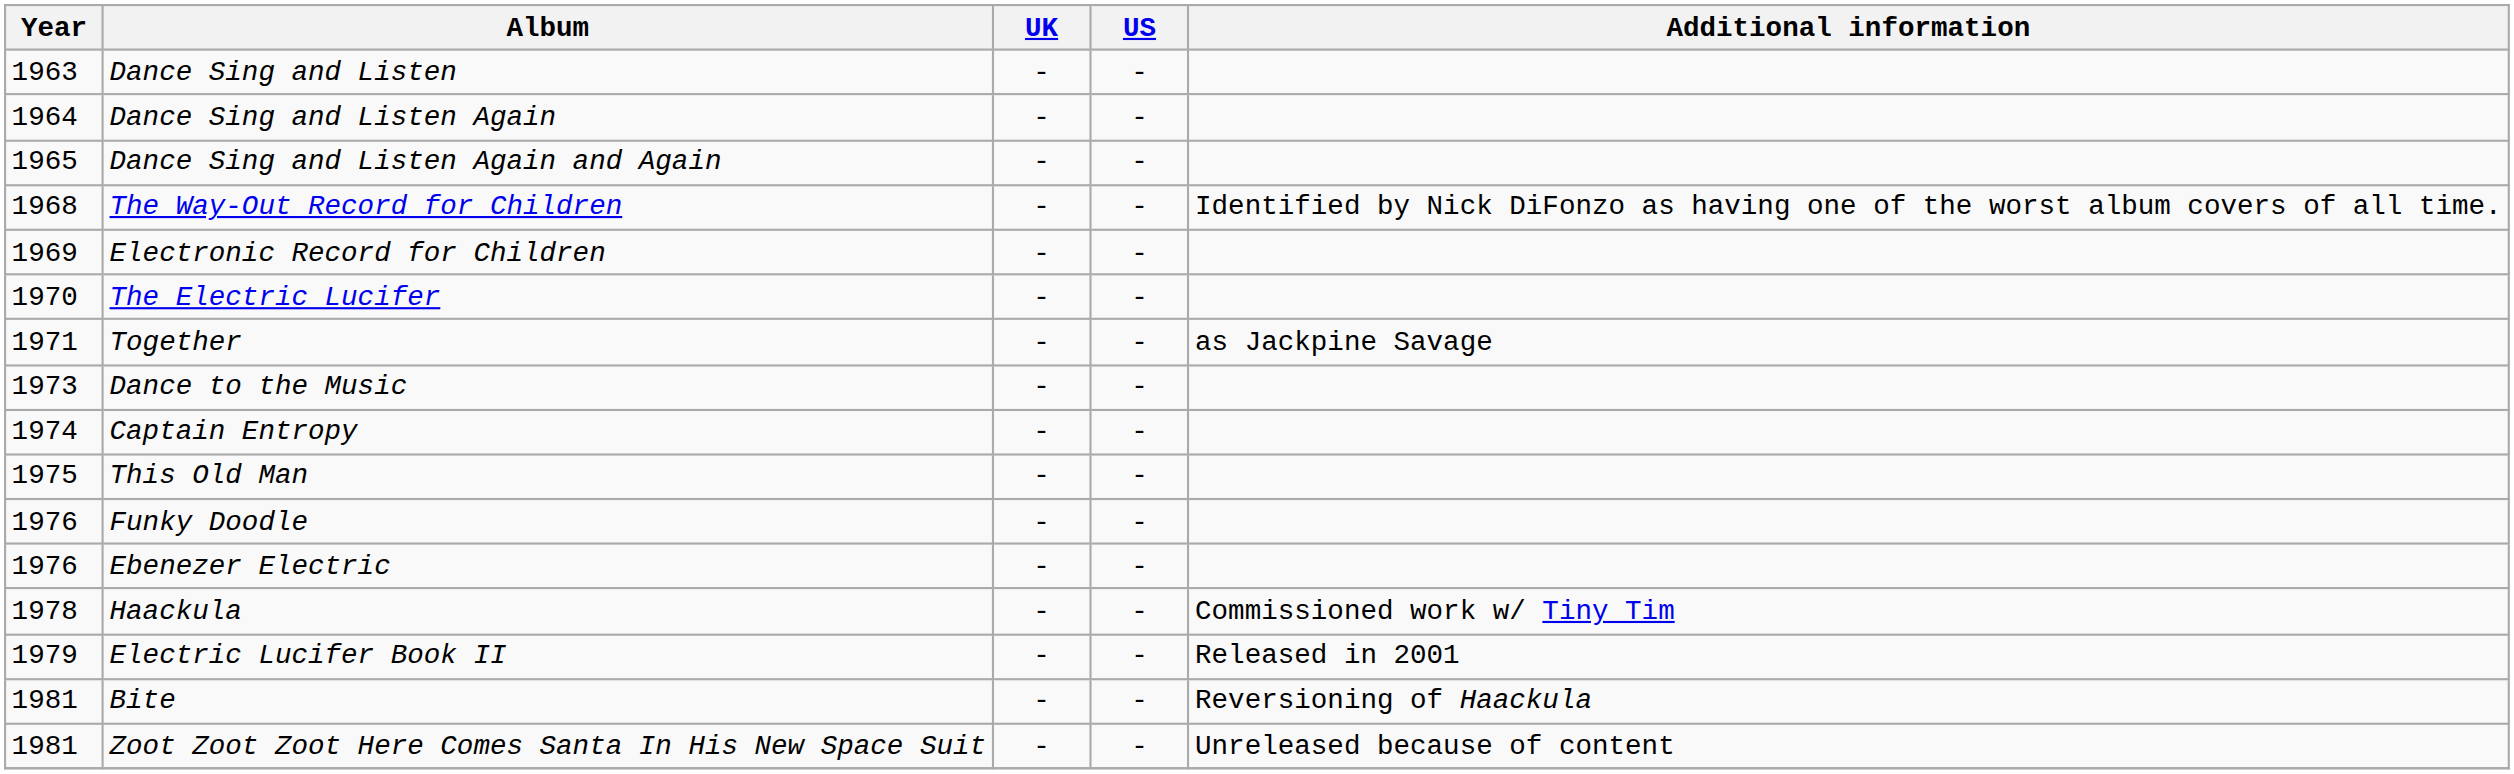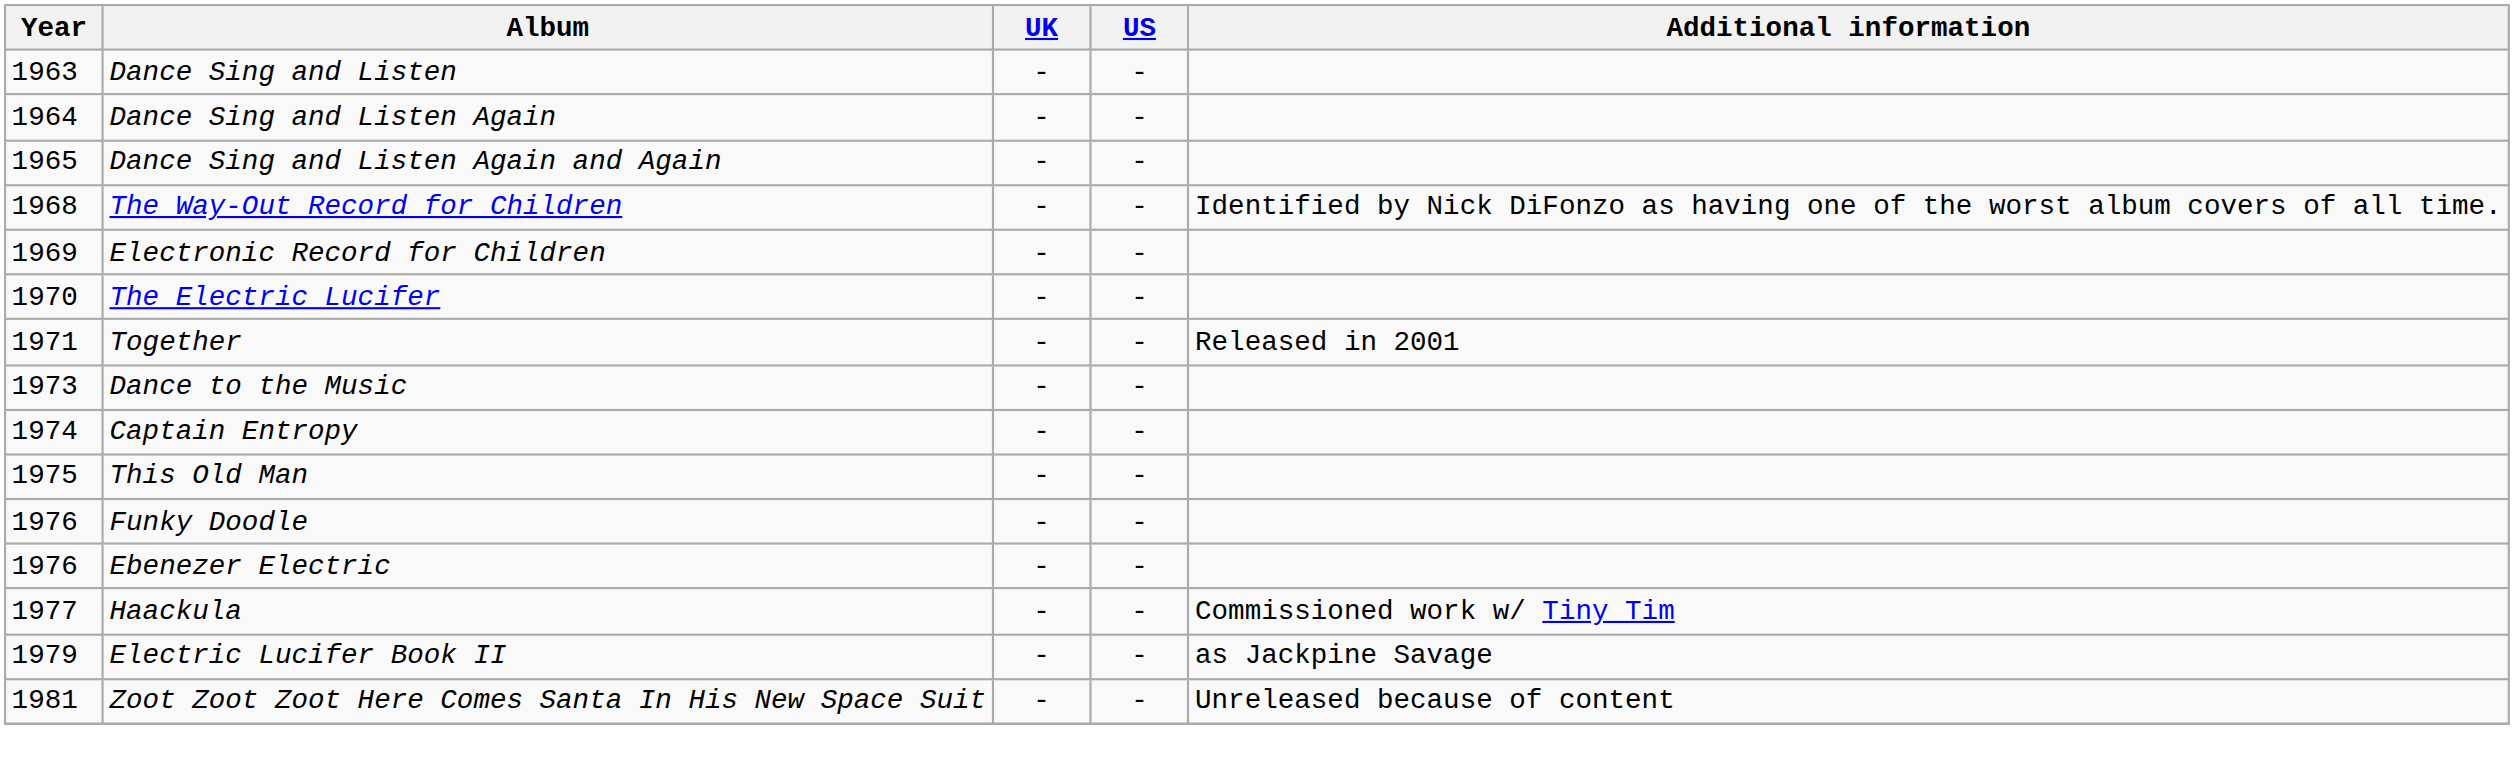(1344, 342) as Jackpine Savage -> (1327, 342) Released in 2001
(45, 611) 1978 -> (45, 611) 1977
(1327, 656) Released in 2001 -> (1344, 656) as Jackpine Savage
- row: (143, 701)
